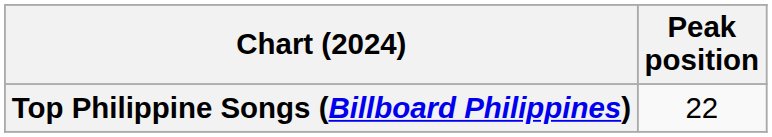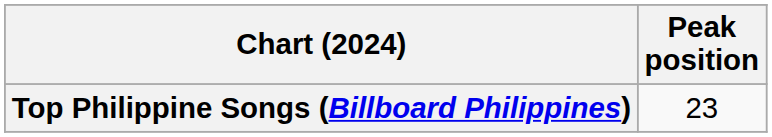(702, 107) 22 -> (702, 107) 23
